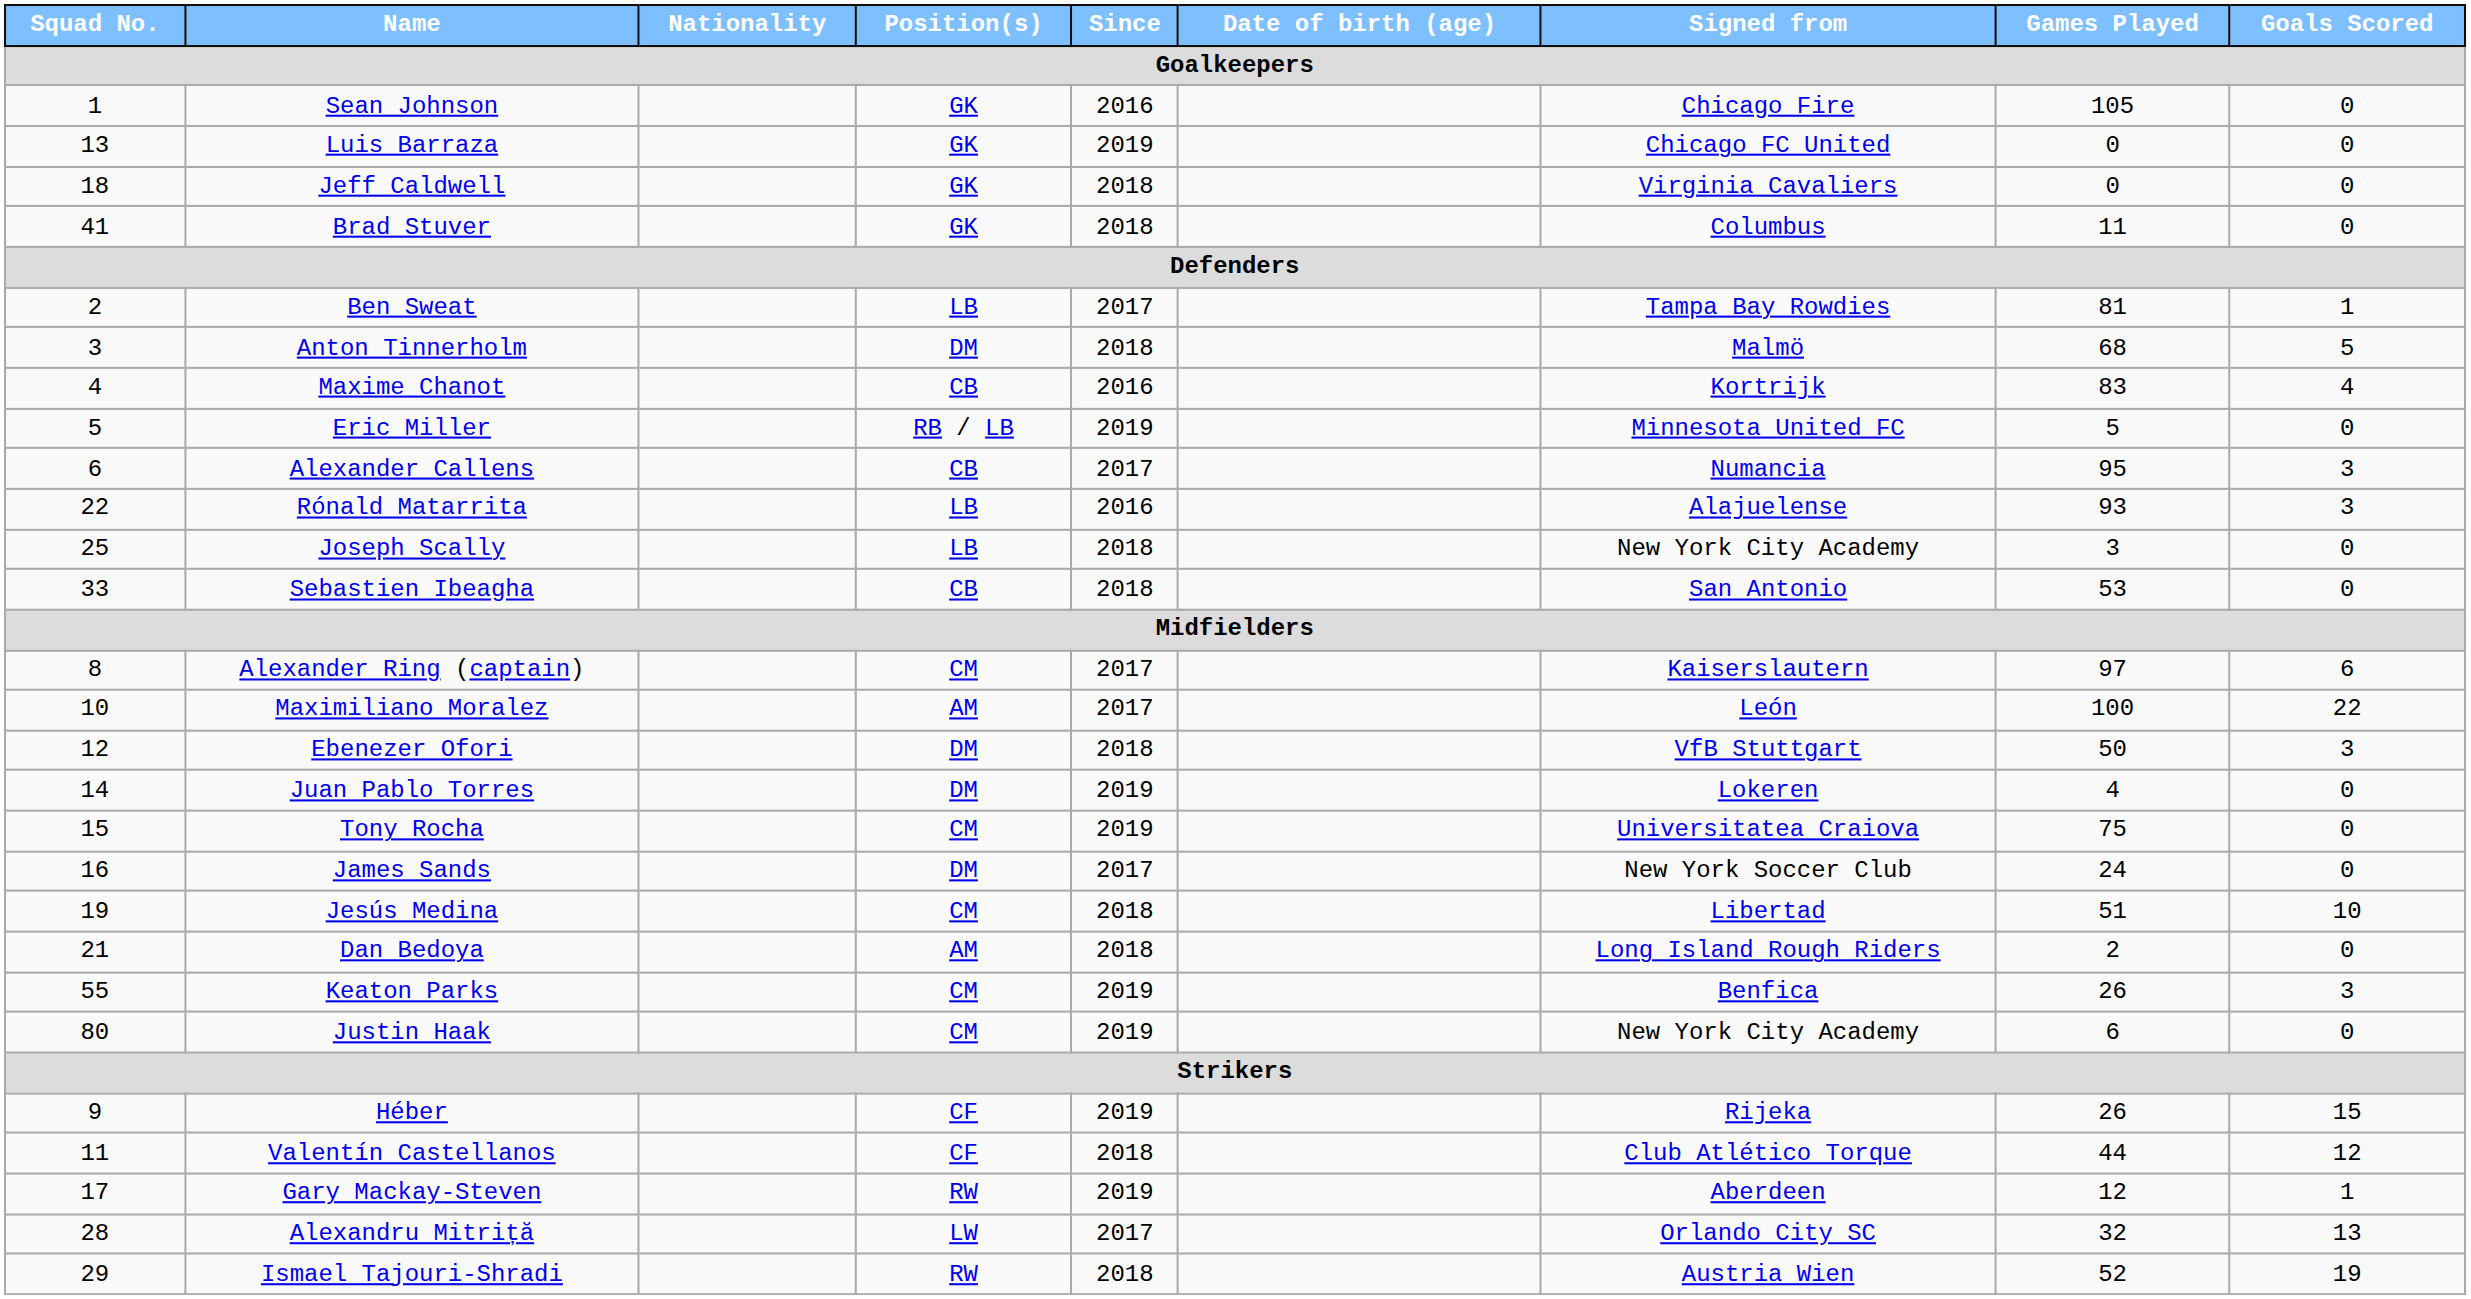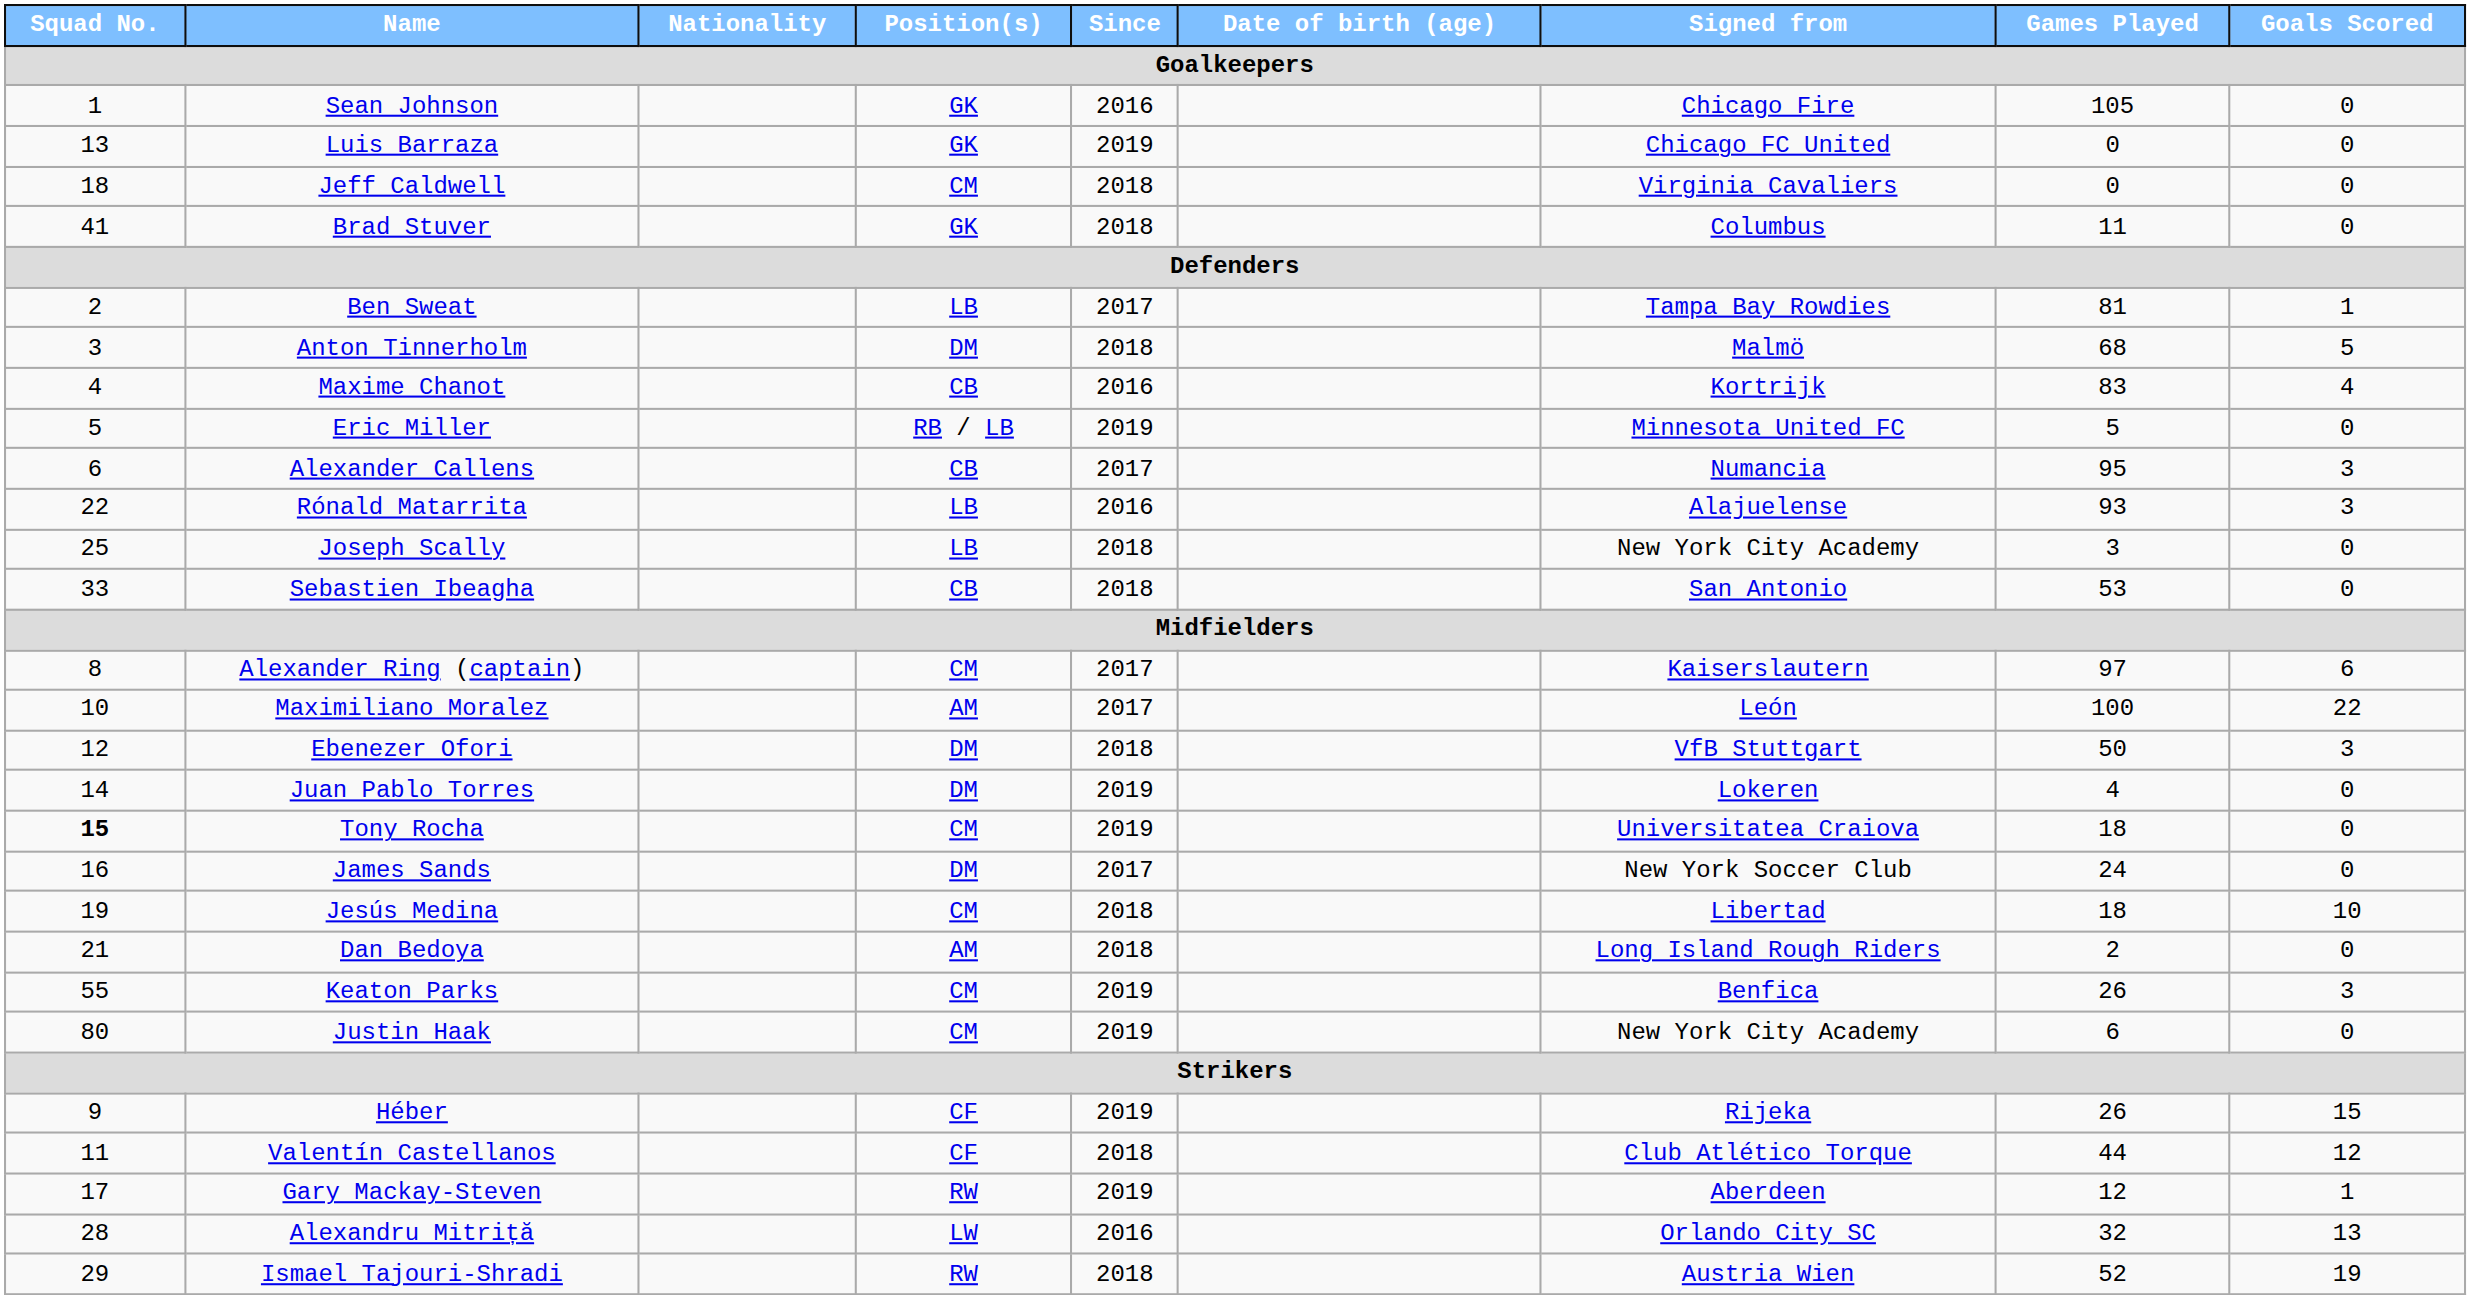(964, 186) GK -> (964, 186) CM
(95, 831) normal -> (95, 831) bold
(2113, 831) 75 -> (2113, 831) 18
(2113, 911) 51 -> (2113, 911) 18
(1125, 1234) 2017 -> (1125, 1234) 2016
